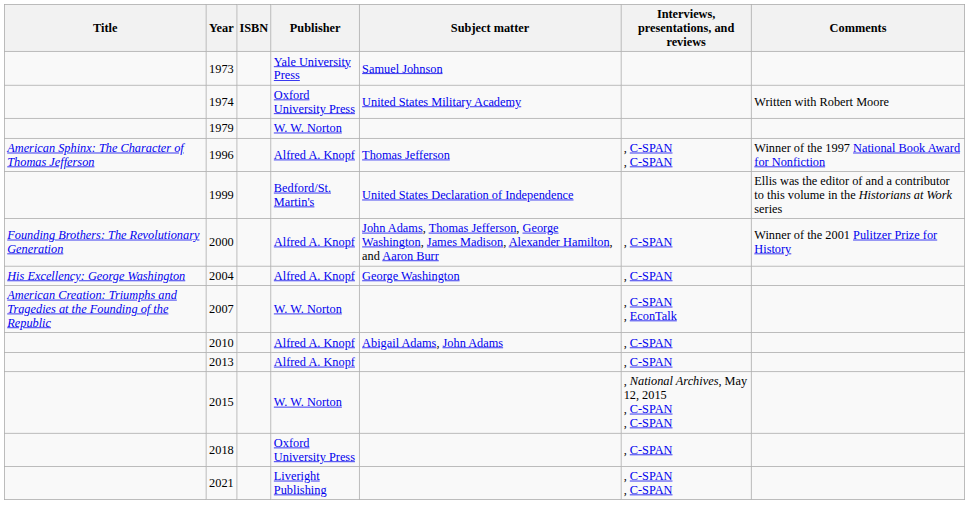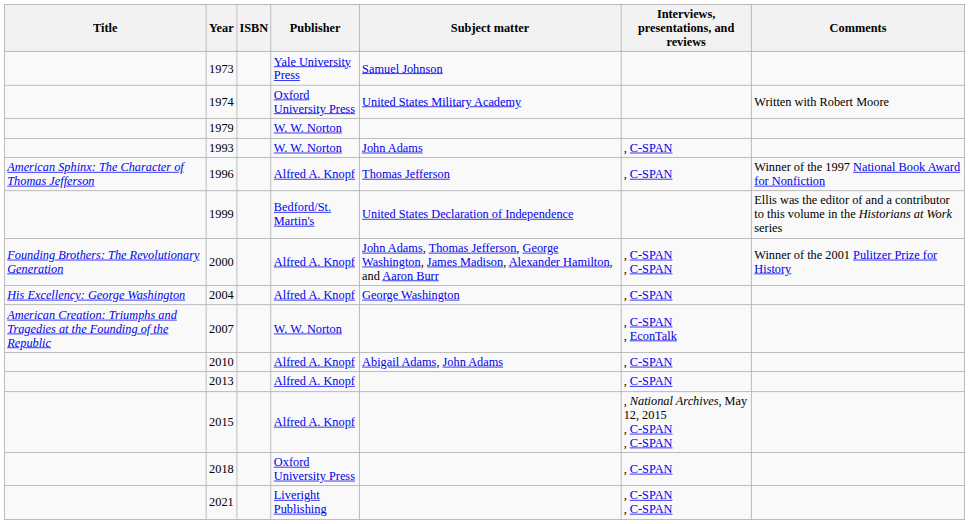+ row: (221, 147)
(648, 154) , C-SPAN , C-SPAN -> (648, 174) , C-SPAN
(648, 242) , C-SPAN -> (648, 261) , C-SPAN , C-SPAN
(308, 402) W. W. Norton -> (314, 421) Alfred A. Knopf
